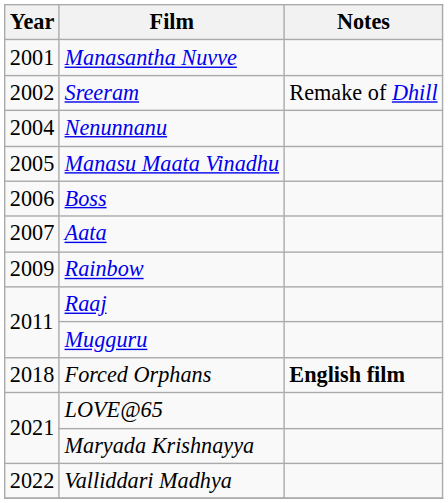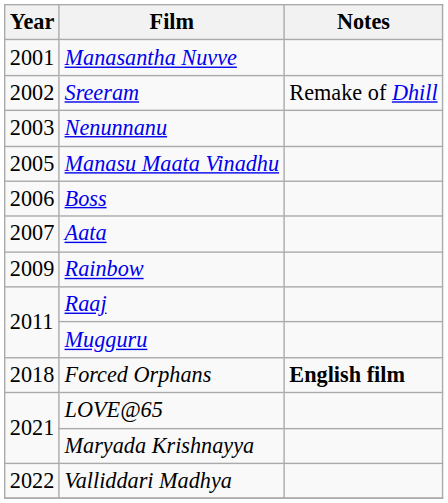(32, 127) 2004 -> (32, 127) 2003
